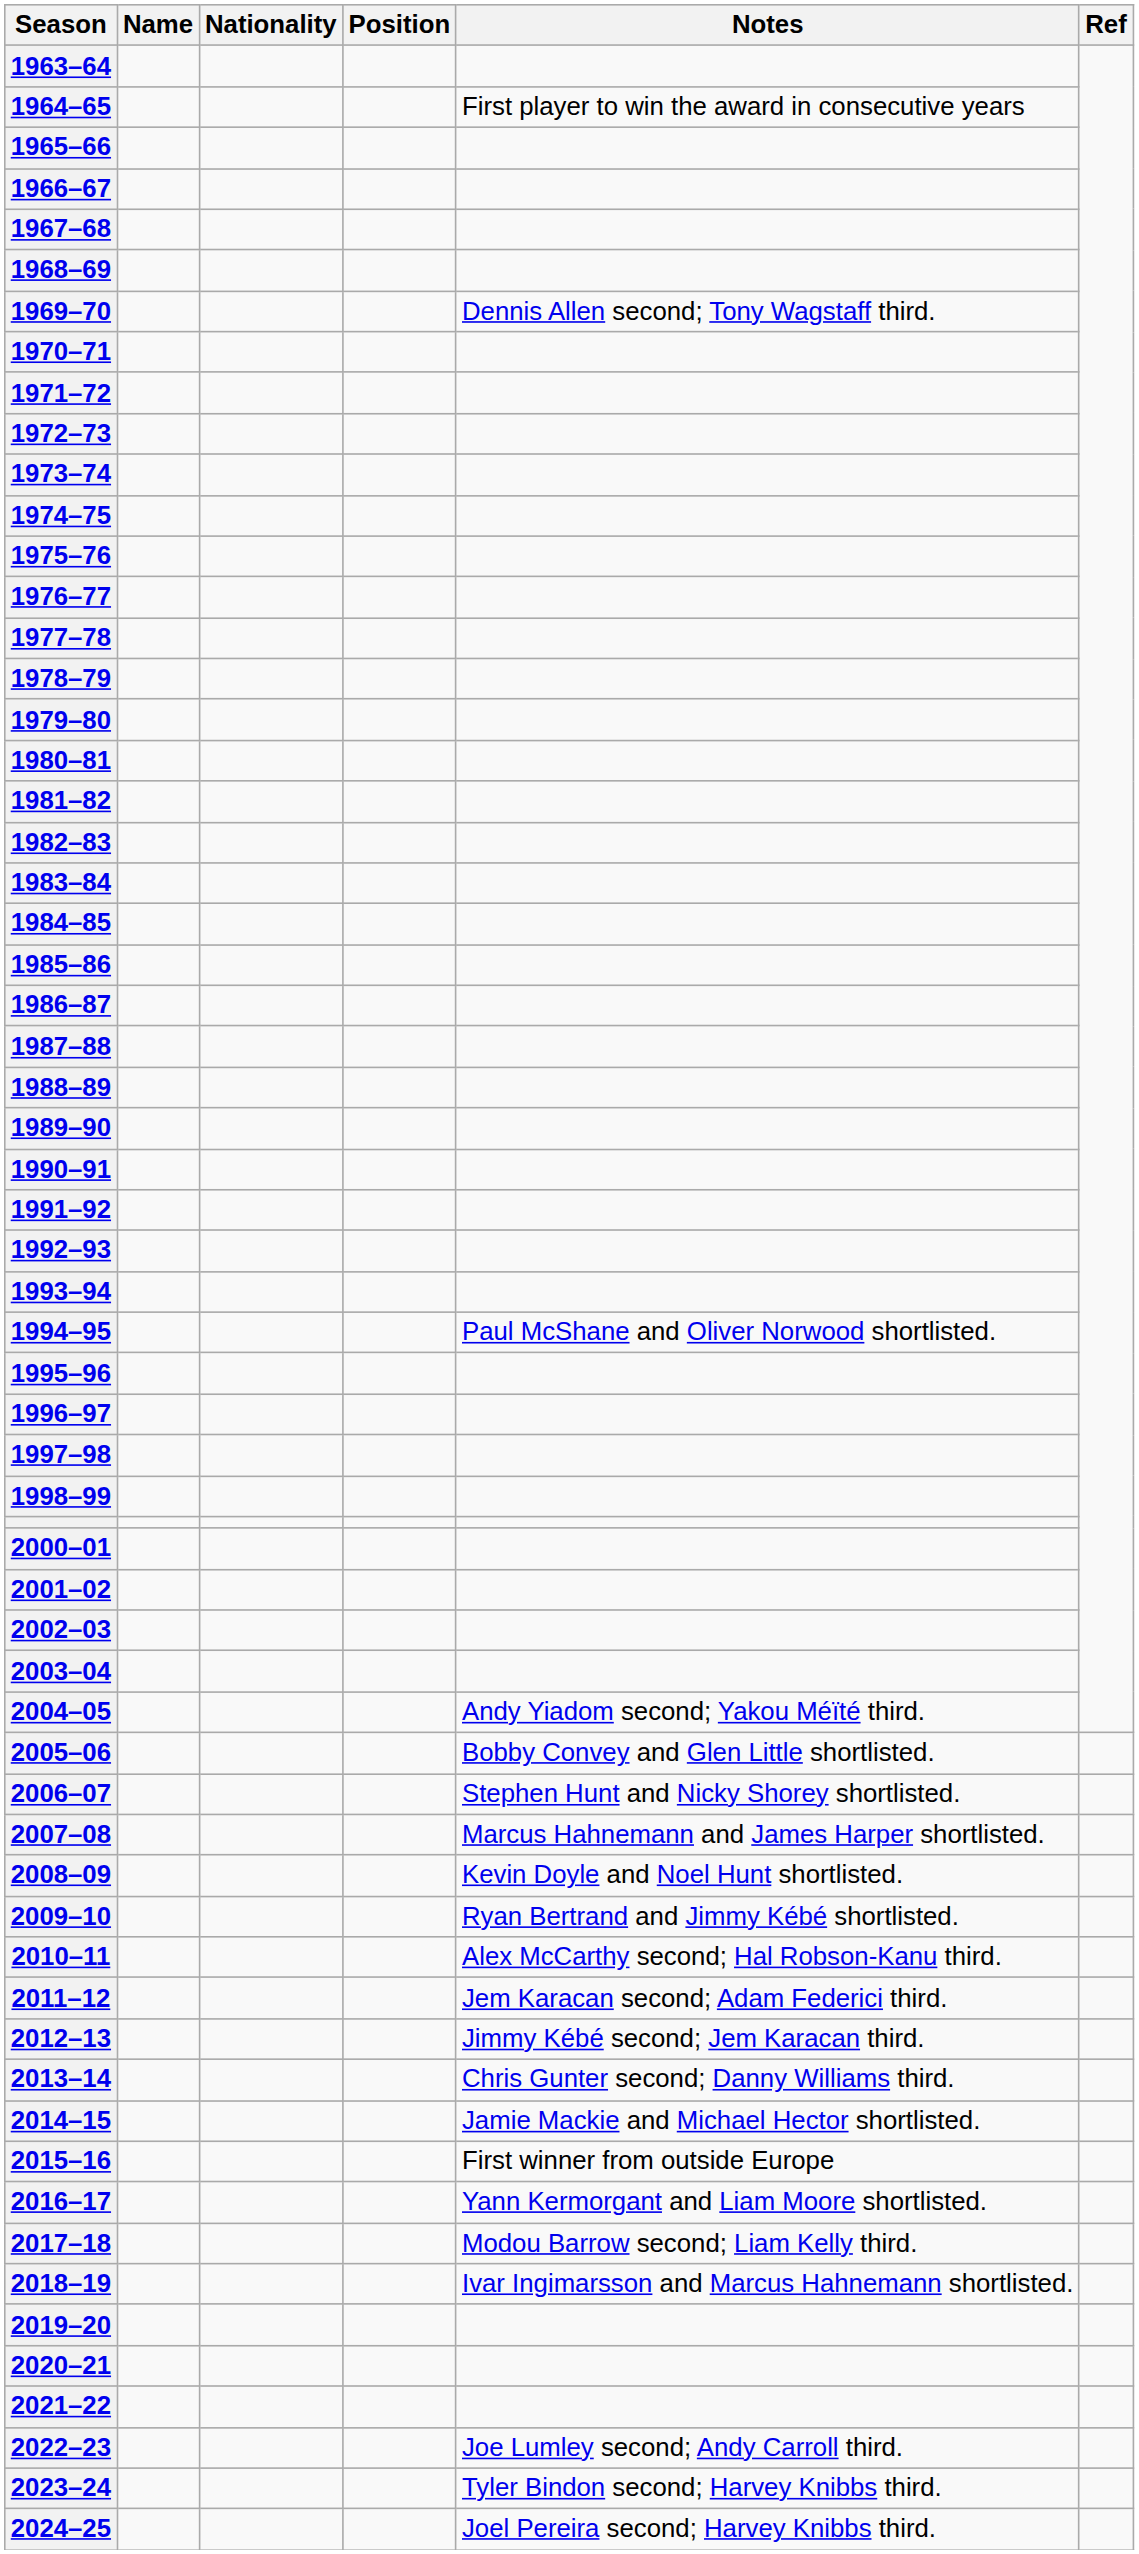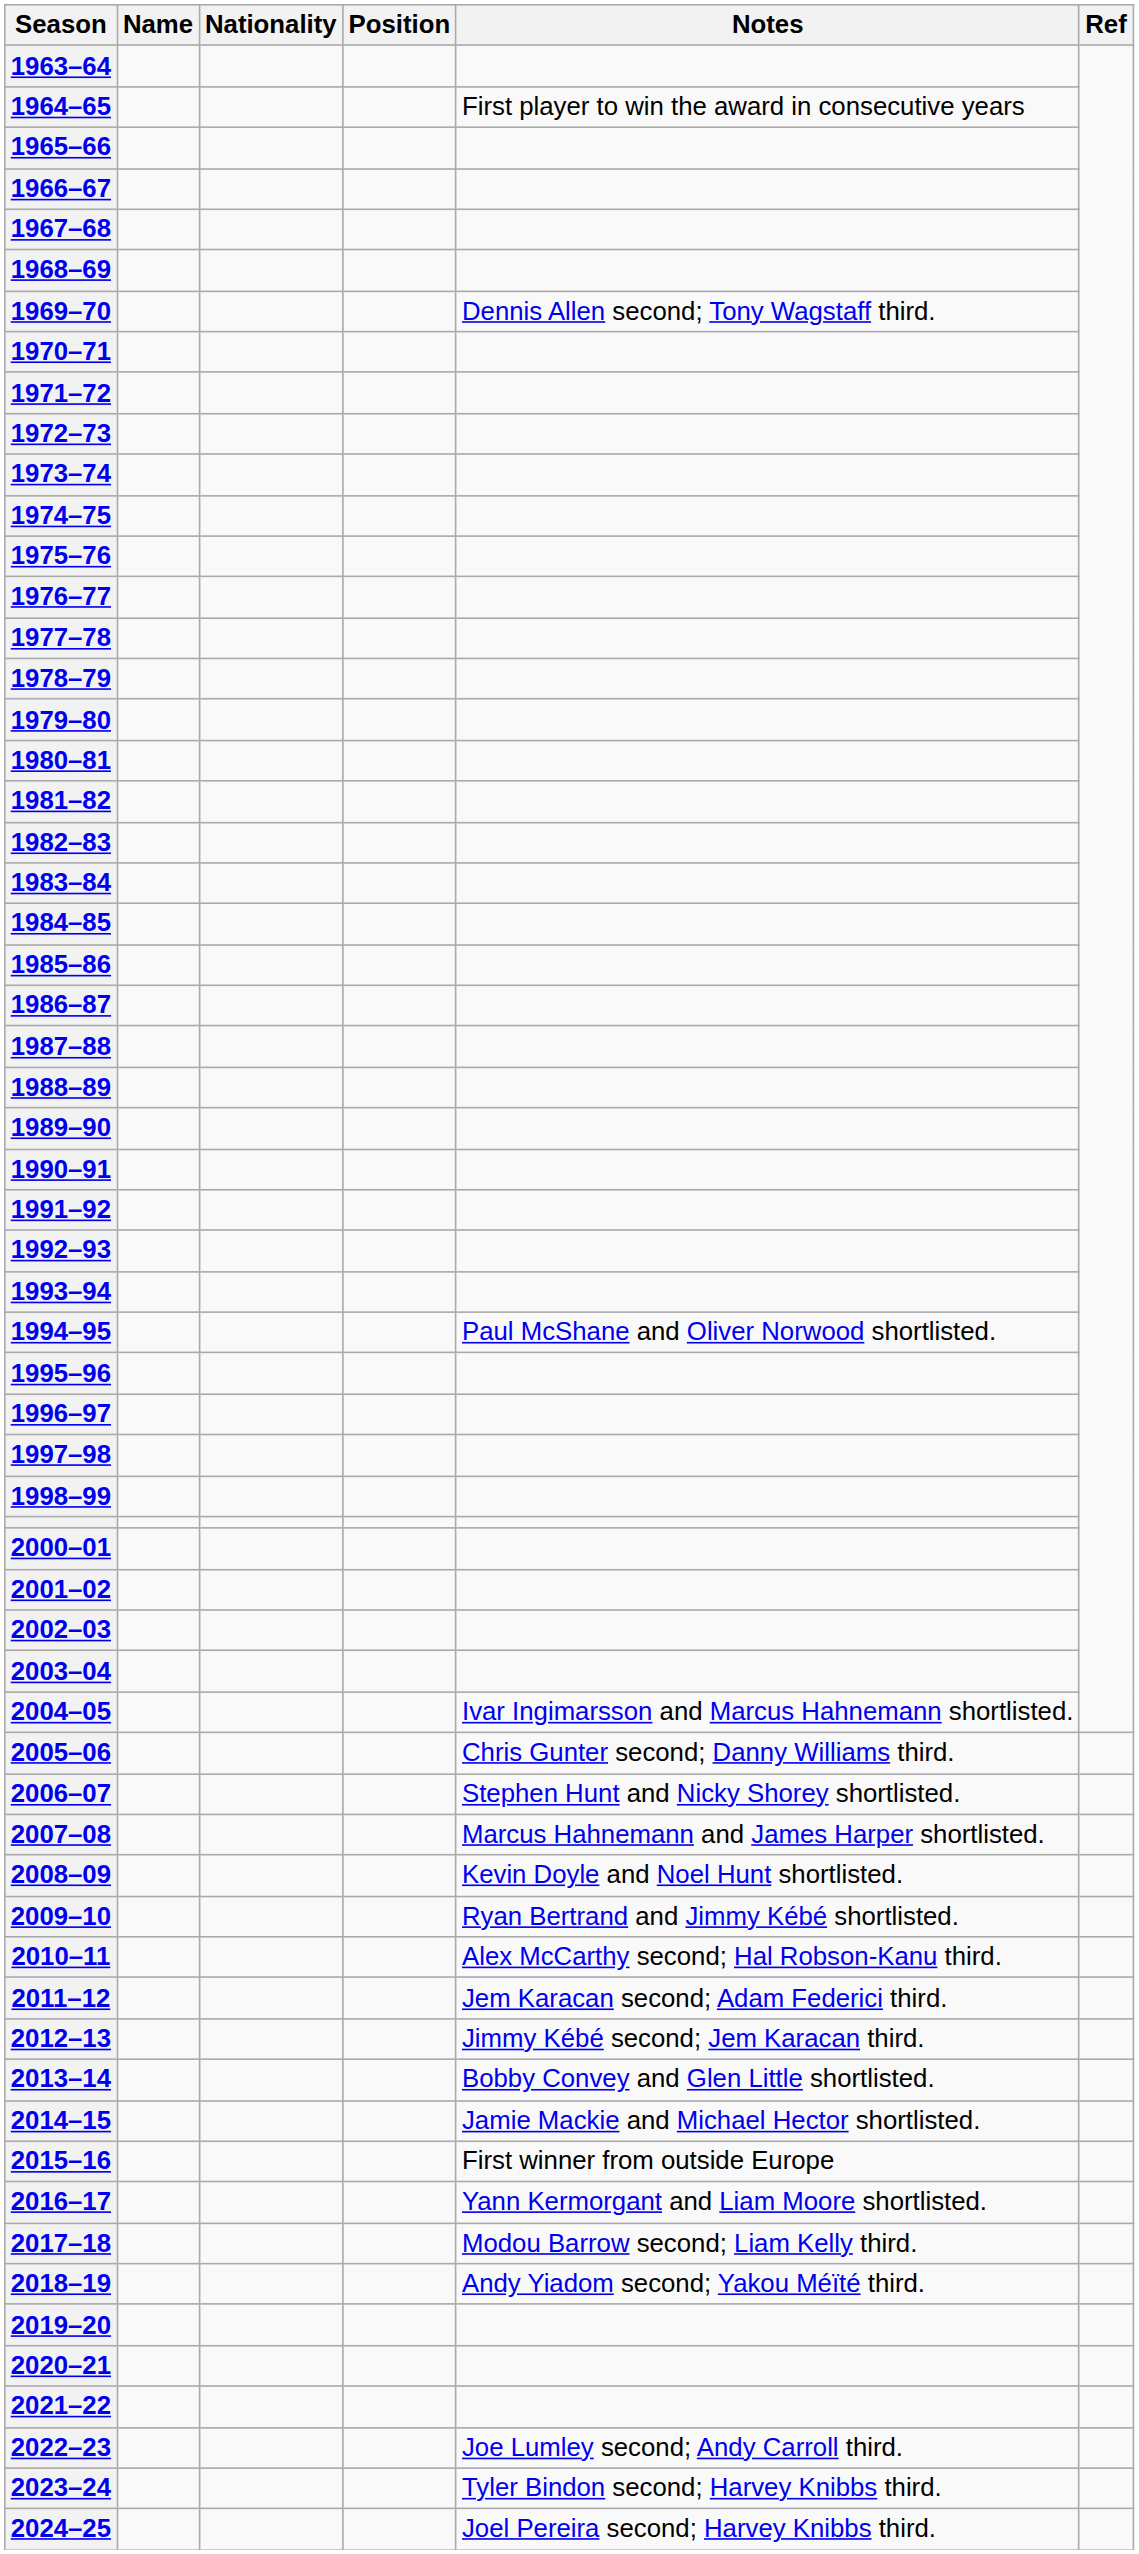(693, 1711) Andy Yiadom second; Yakou Méïté third. -> (768, 1711) Ivar Ingimarsson and Marcus Hahnemann shortlisted.
(698, 1752) Bobby Convey and Glen Little shortlisted. -> (708, 1752) Chris Gunter second; Danny Williams third.
(708, 2079) Chris Gunter second; Danny Williams third. -> (698, 2079) Bobby Convey and Glen Little shortlisted.
(768, 2283) Ivar Ingimarsson and Marcus Hahnemann shortlisted. -> (693, 2283) Andy Yiadom second; Yakou Méïté third.
